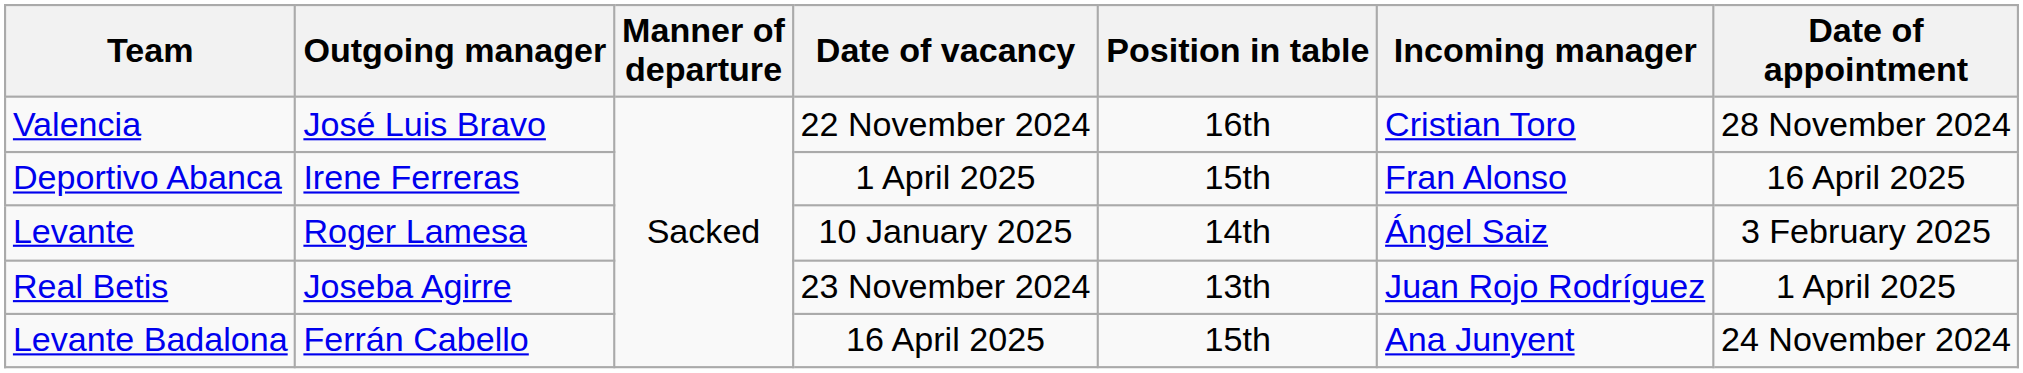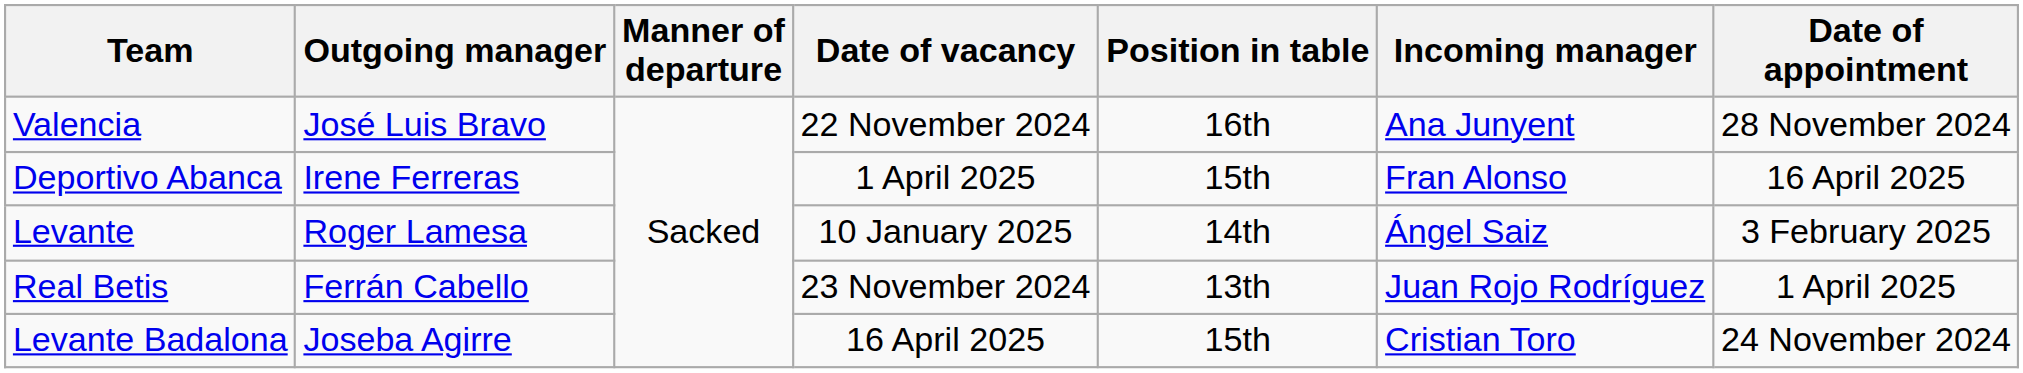(1480, 123) Cristian Toro -> (1480, 123) Ana Junyent
(408, 286) Joseba Agirre -> (416, 286) Ferrán Cabello
(416, 340) Ferrán Cabello -> (408, 340) Joseba Agirre
(1480, 340) Ana Junyent -> (1480, 340) Cristian Toro
